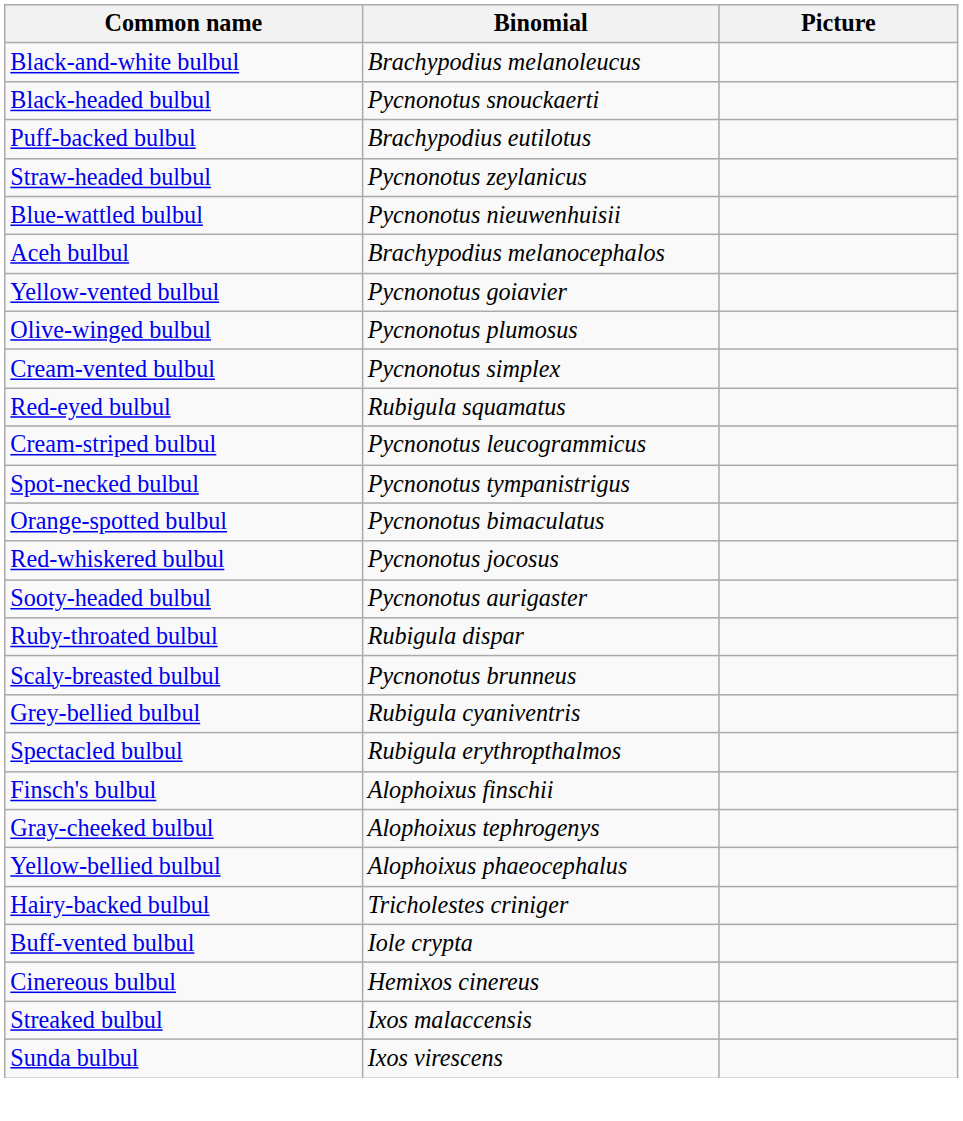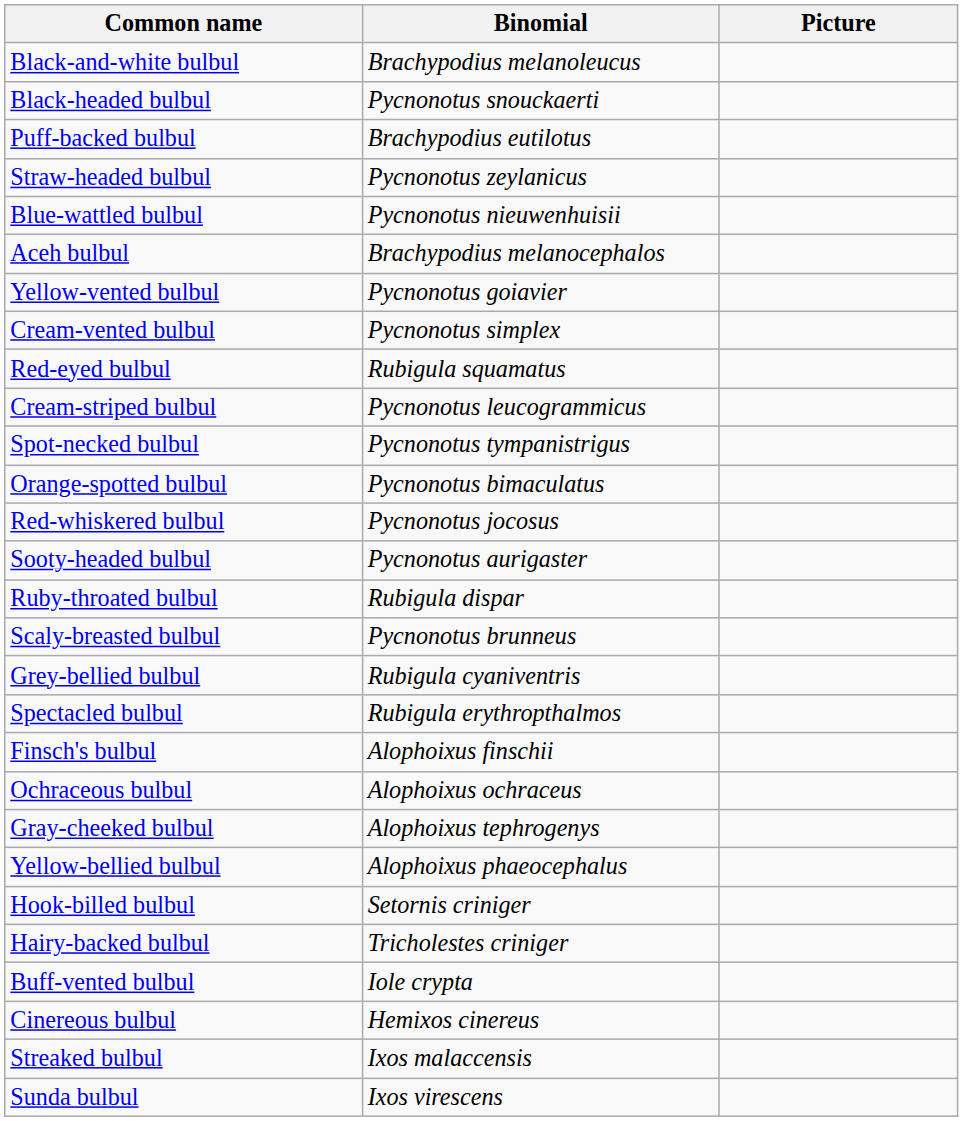- row: (111, 330)
+ row: (101, 789)
+ row: (103, 904)
